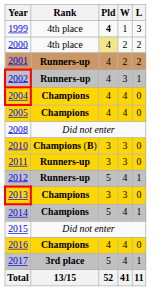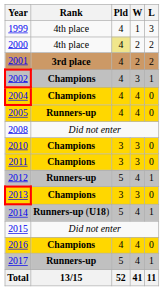(108, 29) bold -> (121, 29) normal
(65, 61) Runners-up -> (71, 61) 3rd place
(65, 78) Runners-up -> (72, 78) Champions
(65, 113) Champions -> (71, 113) Runners-up
(65, 146) Champions (B) -> (71, 146) Champions
(65, 162) Runners-up -> (71, 162) Champions
(65, 213) Champions -> (71, 213) Runners-up (U18)
(65, 262) 3rd place -> (71, 262) Runners-up
